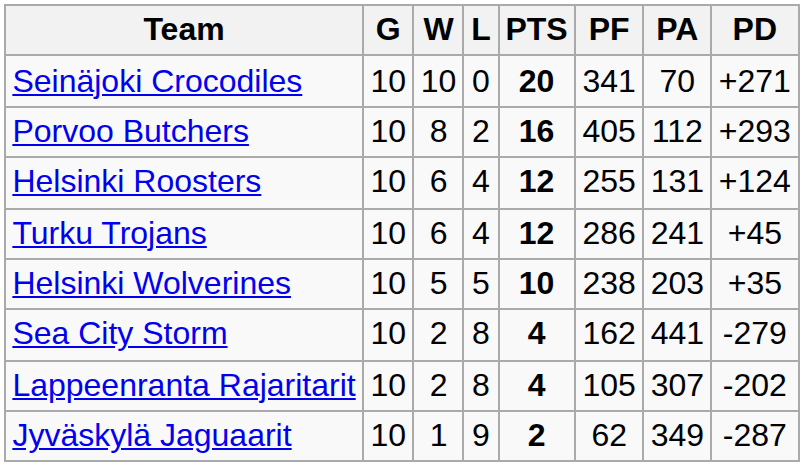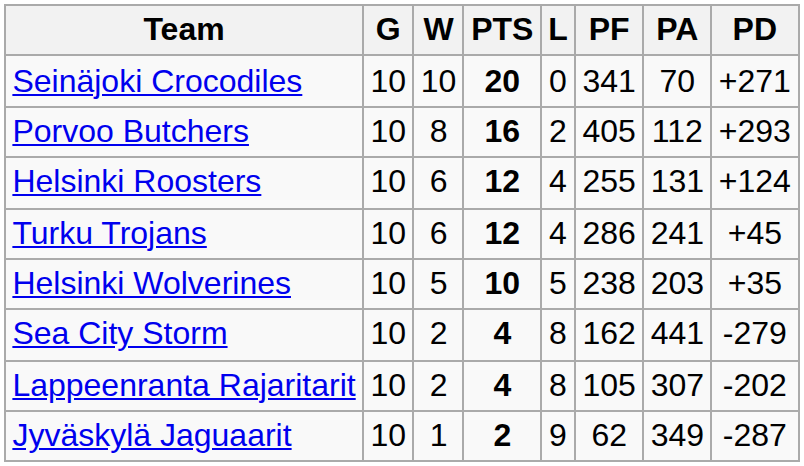columns swapped: (481, 29) <-> (537, 29)
